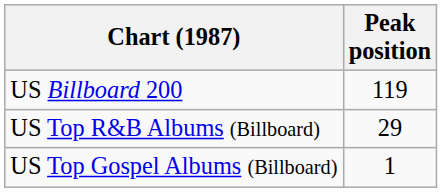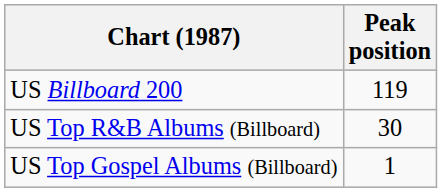(390, 128) 29 -> (390, 128) 30
